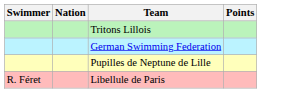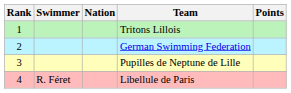+ column: (19, 12)
